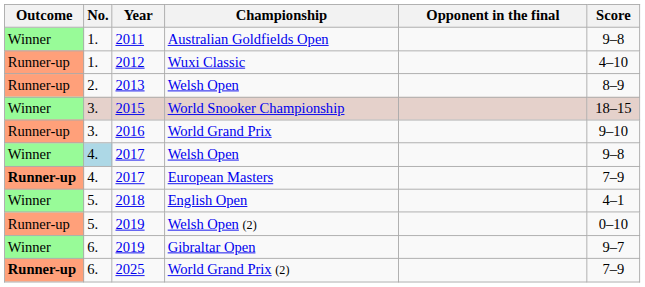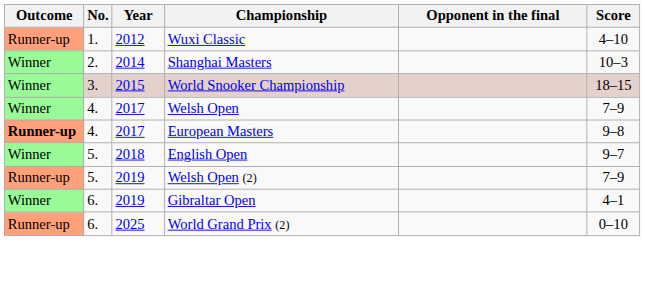- row: (130, 39)
- row: (130, 85)
+ row: (130, 62)
- row: (130, 131)
(93, 154) lightblue background -> (93, 108) no background
(613, 154) 9–8 -> (613, 108) 7–9
(613, 177) 7–9 -> (613, 131) 9–8
(613, 200) 4–1 -> (613, 154) 9–7
(613, 223) 0–10 -> (613, 177) 7–9
(613, 246) 9–7 -> (613, 200) 4–1
(42, 270) bold -> (39, 223) normal
(613, 270) 7–9 -> (613, 223) 0–10
